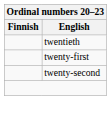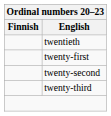+ row: (68, 88)
